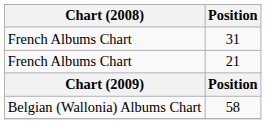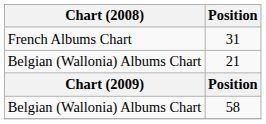(70, 61) French Albums Chart -> (105, 61) Belgian (Wallonia) Albums Chart
